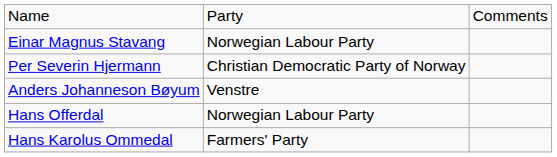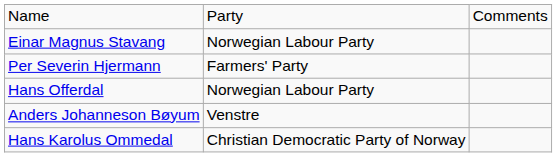(336, 66) Christian Democratic Party of Norway -> (257, 66) Farmers' Party
rows swapped: (104, 90) <-> (56, 115)
(257, 139) Farmers' Party -> (336, 139) Christian Democratic Party of Norway
